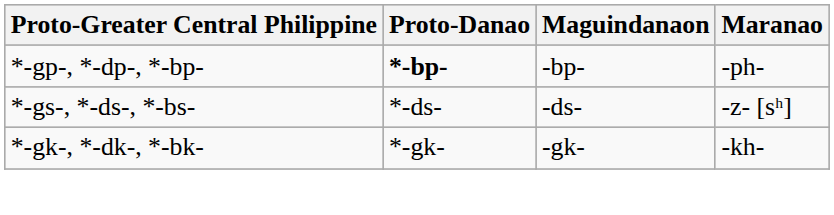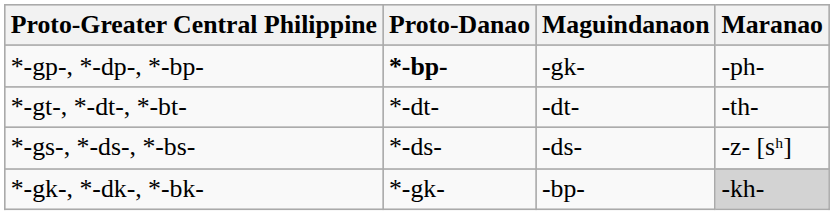(563, 65) -bp- -> (563, 65) -gk-
+ row: (99, 106)
(563, 147) -gk- -> (563, 188) -bp-
(743, 147) no background -> (743, 188) lightgrey background
